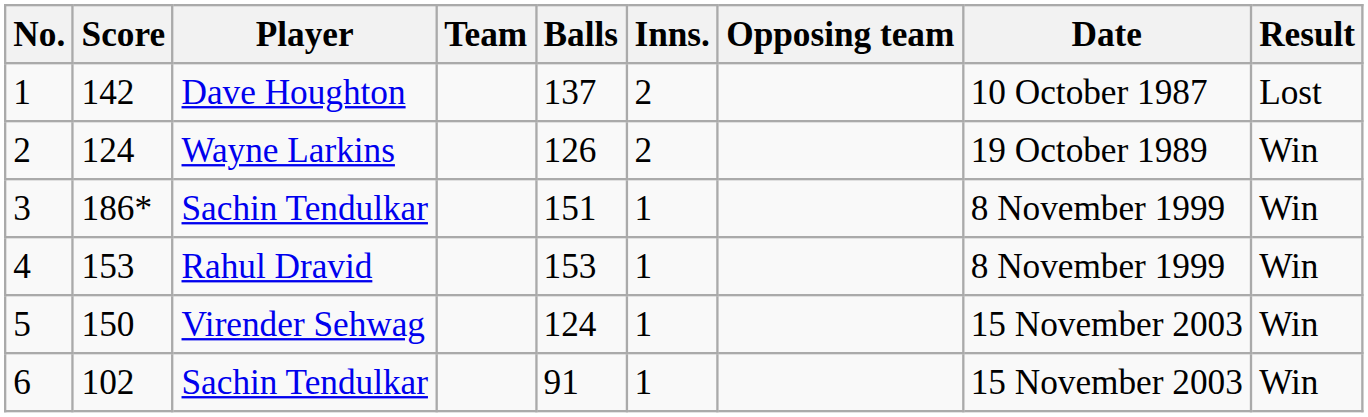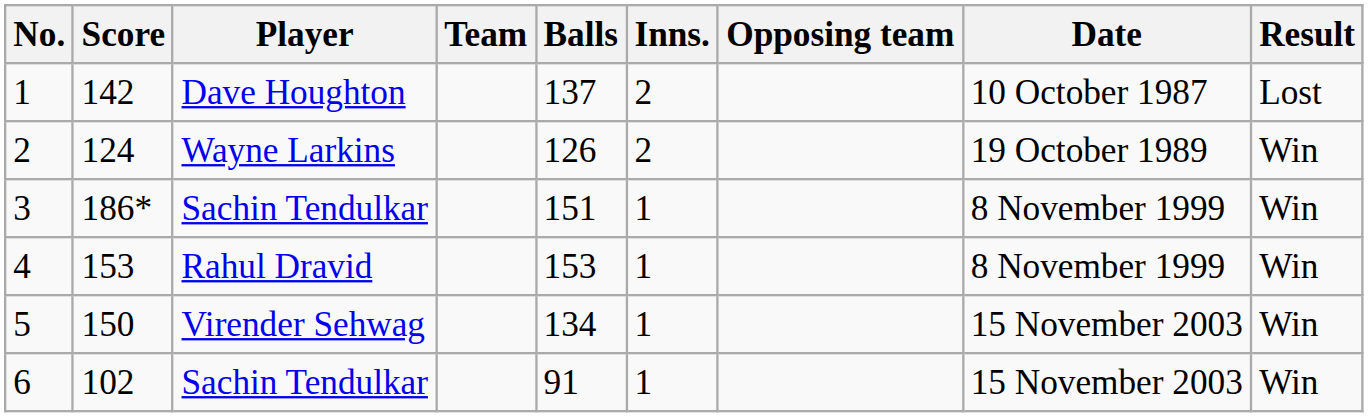(570, 324) 124 -> (570, 324) 134
